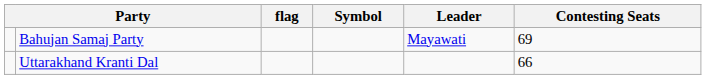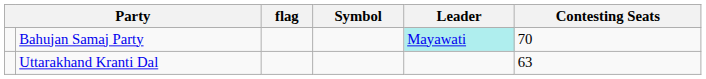(437, 39) no background -> (437, 39) paleturquoise background
(525, 39) 69 -> (525, 39) 70
(525, 62) 66 -> (525, 62) 63
